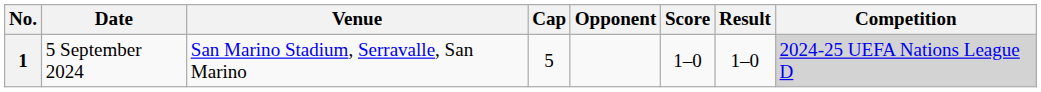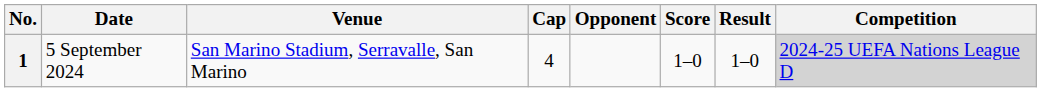(549, 60) 5 -> (549, 60) 4
